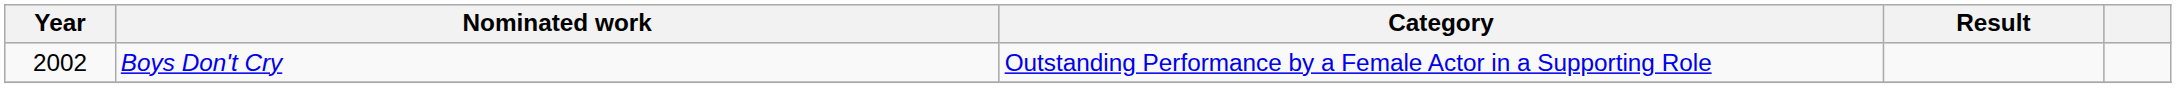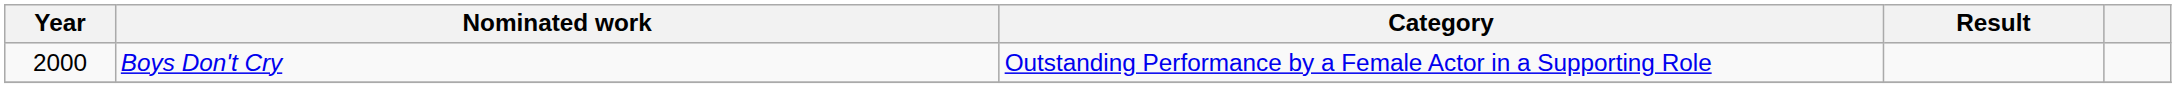(60, 62) 2002 -> (60, 62) 2000
